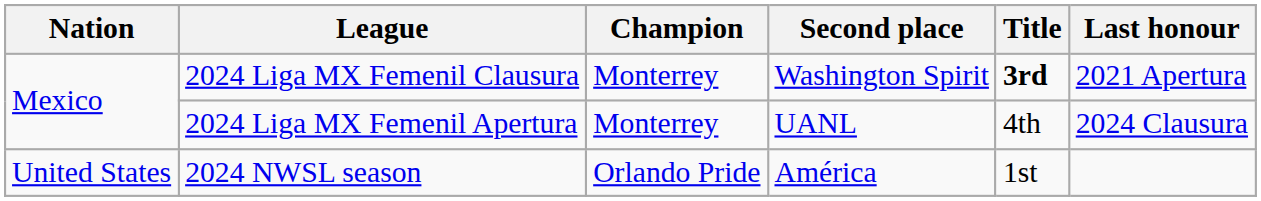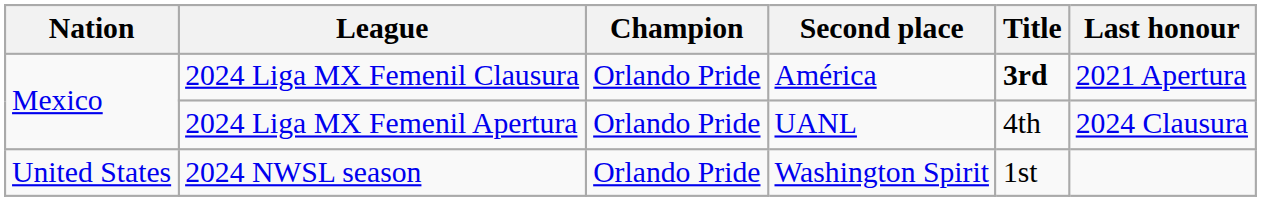(656, 76) Monterrey -> (677, 76) Orlando Pride
(882, 76) Washington Spirit -> (826, 76) América
(656, 124) Monterrey -> (677, 124) Orlando Pride
(826, 172) América -> (882, 172) Washington Spirit
